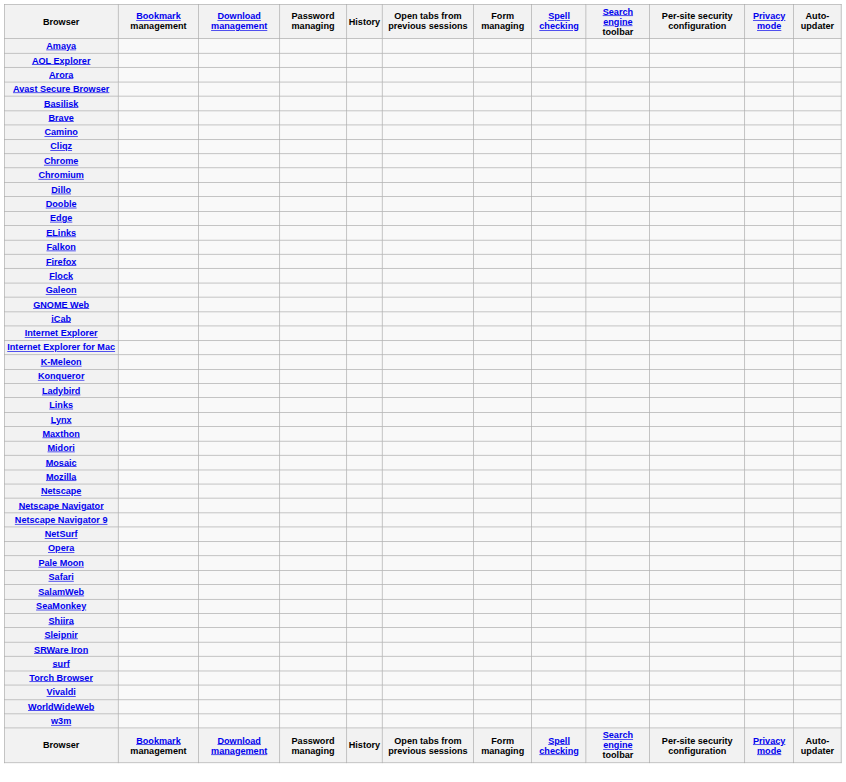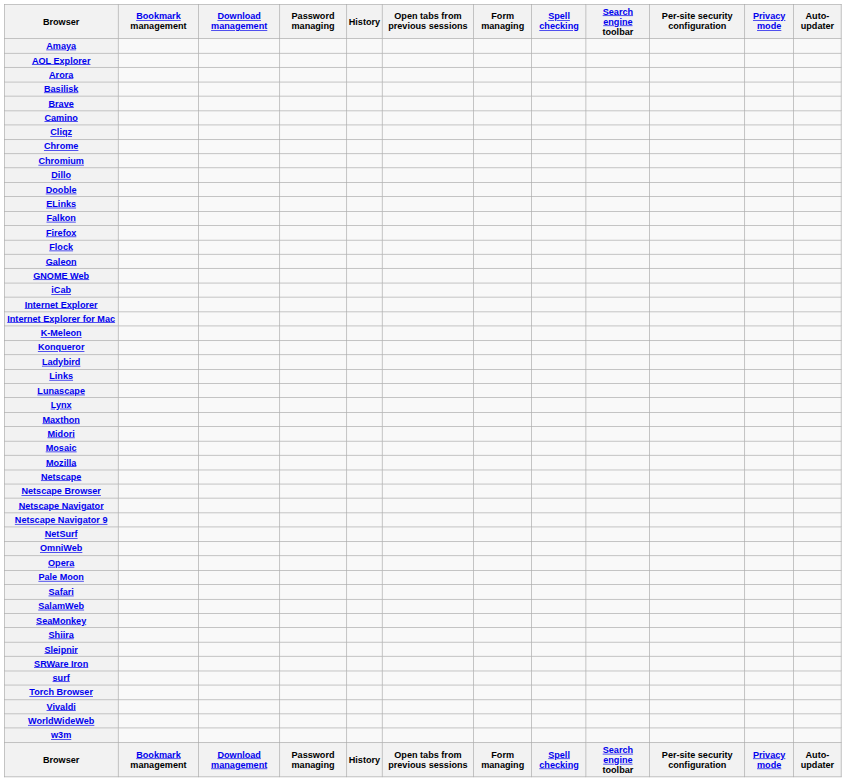- row: (61, 89)
- row: (61, 218)
+ row: (61, 390)
+ row: (61, 491)
+ row: (61, 548)
